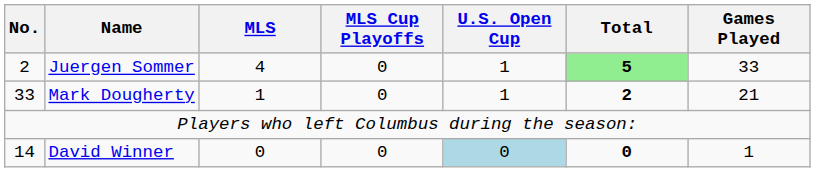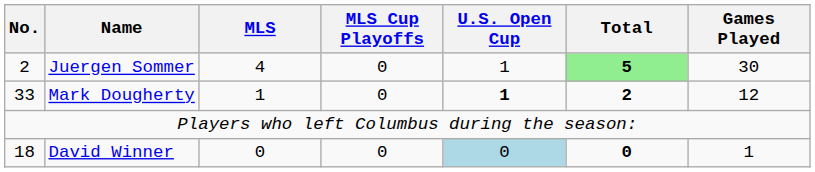(749, 67) 33 -> (749, 67) 30
(504, 96) normal -> (504, 96) bold
(749, 96) 21 -> (749, 96) 12
(24, 153) 14 -> (24, 153) 18
